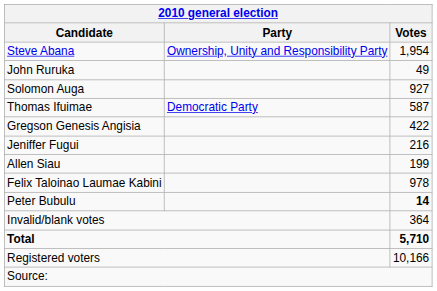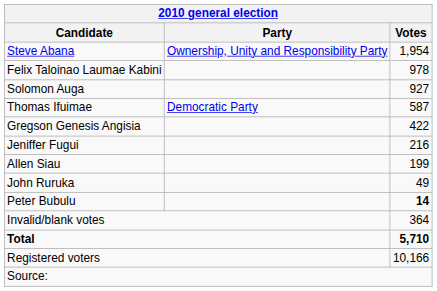rows swapped: (84, 182) <-> (41, 70)
